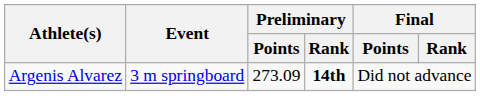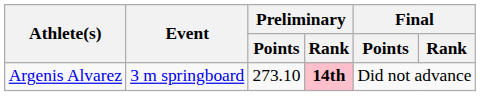(276, 76) 273.09 -> (276, 76) 273.10
(329, 76) no background -> (329, 76) pink background
